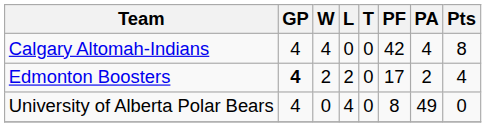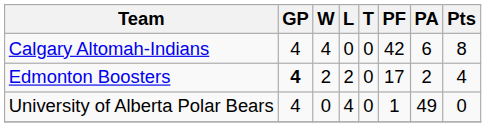(427, 48) 4 -> (427, 48) 6
(394, 106) 8 -> (394, 106) 1
